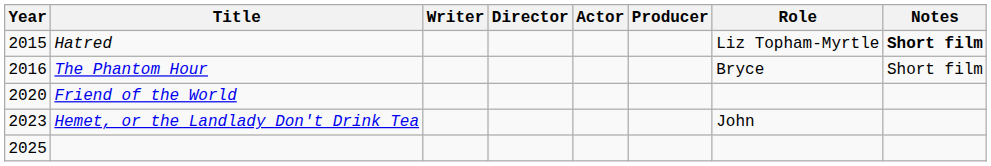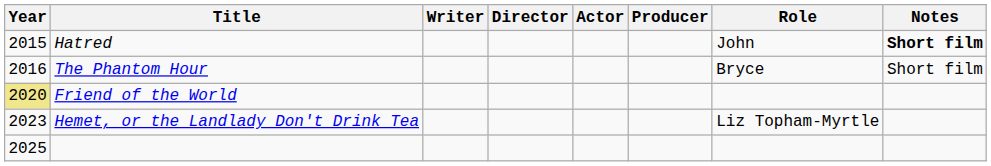(798, 44) Liz Topham-Myrtle -> (735, 44) John
(28, 96) no background -> (28, 96) khaki background
(735, 122) John -> (798, 122) Liz Topham-Myrtle
